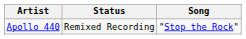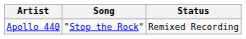columns swapped: (199, 12) <-> (109, 12)
